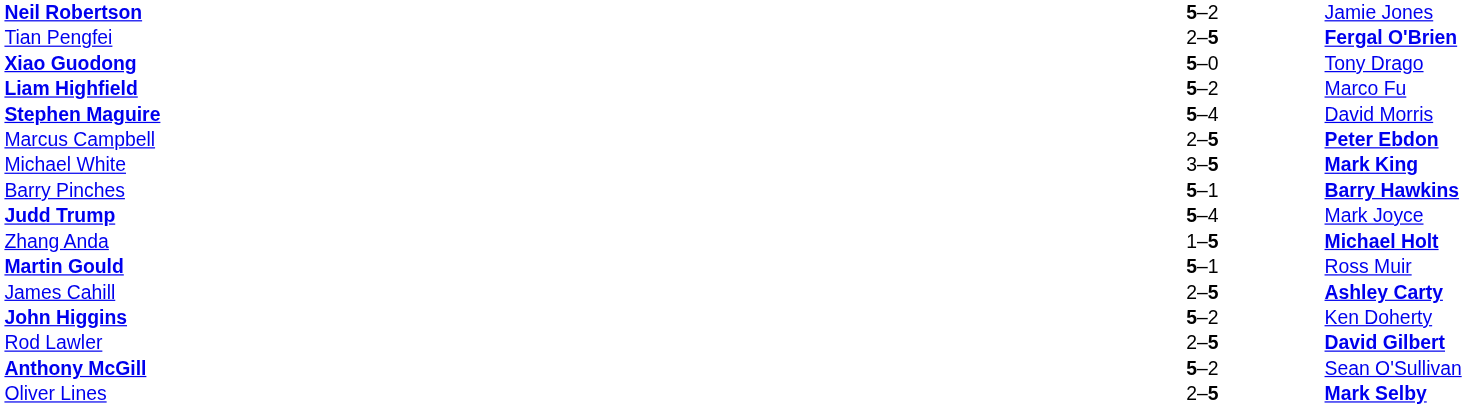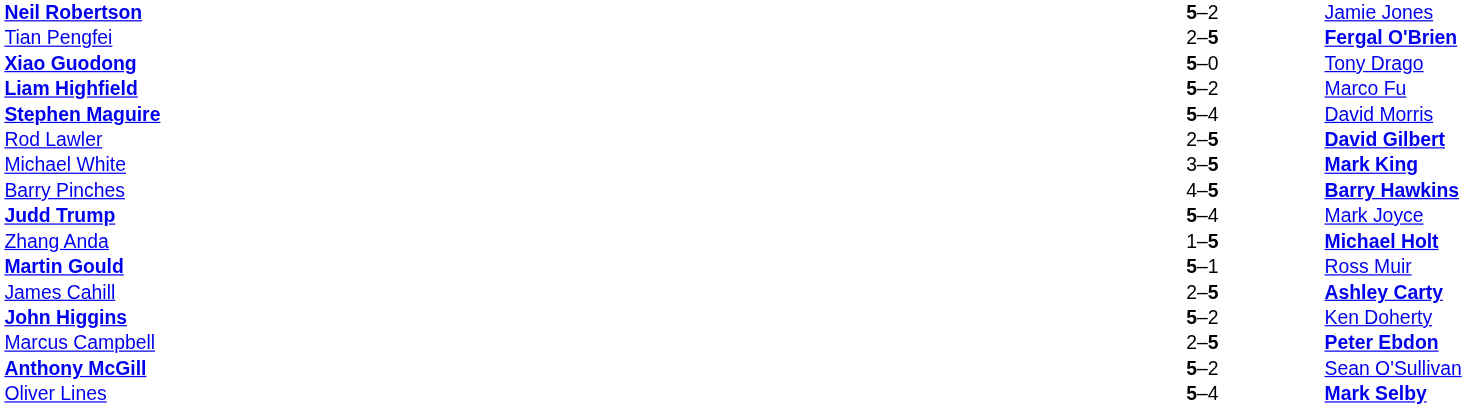rows swapped: (53, 343) <-> (80, 139)
(1202, 190) 5–1 -> (1202, 190) 4–5
(1202, 393) 2–5 -> (1202, 393) 5–4
